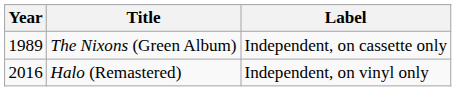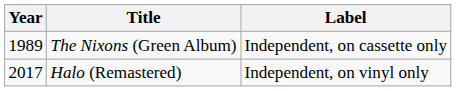(26, 72) 2016 -> (26, 72) 2017
